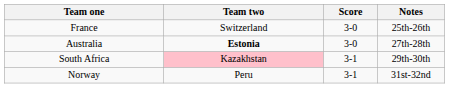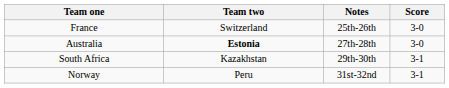columns swapped: (351, 12) <-> (411, 12)
(244, 59) pink background -> (244, 59) no background
